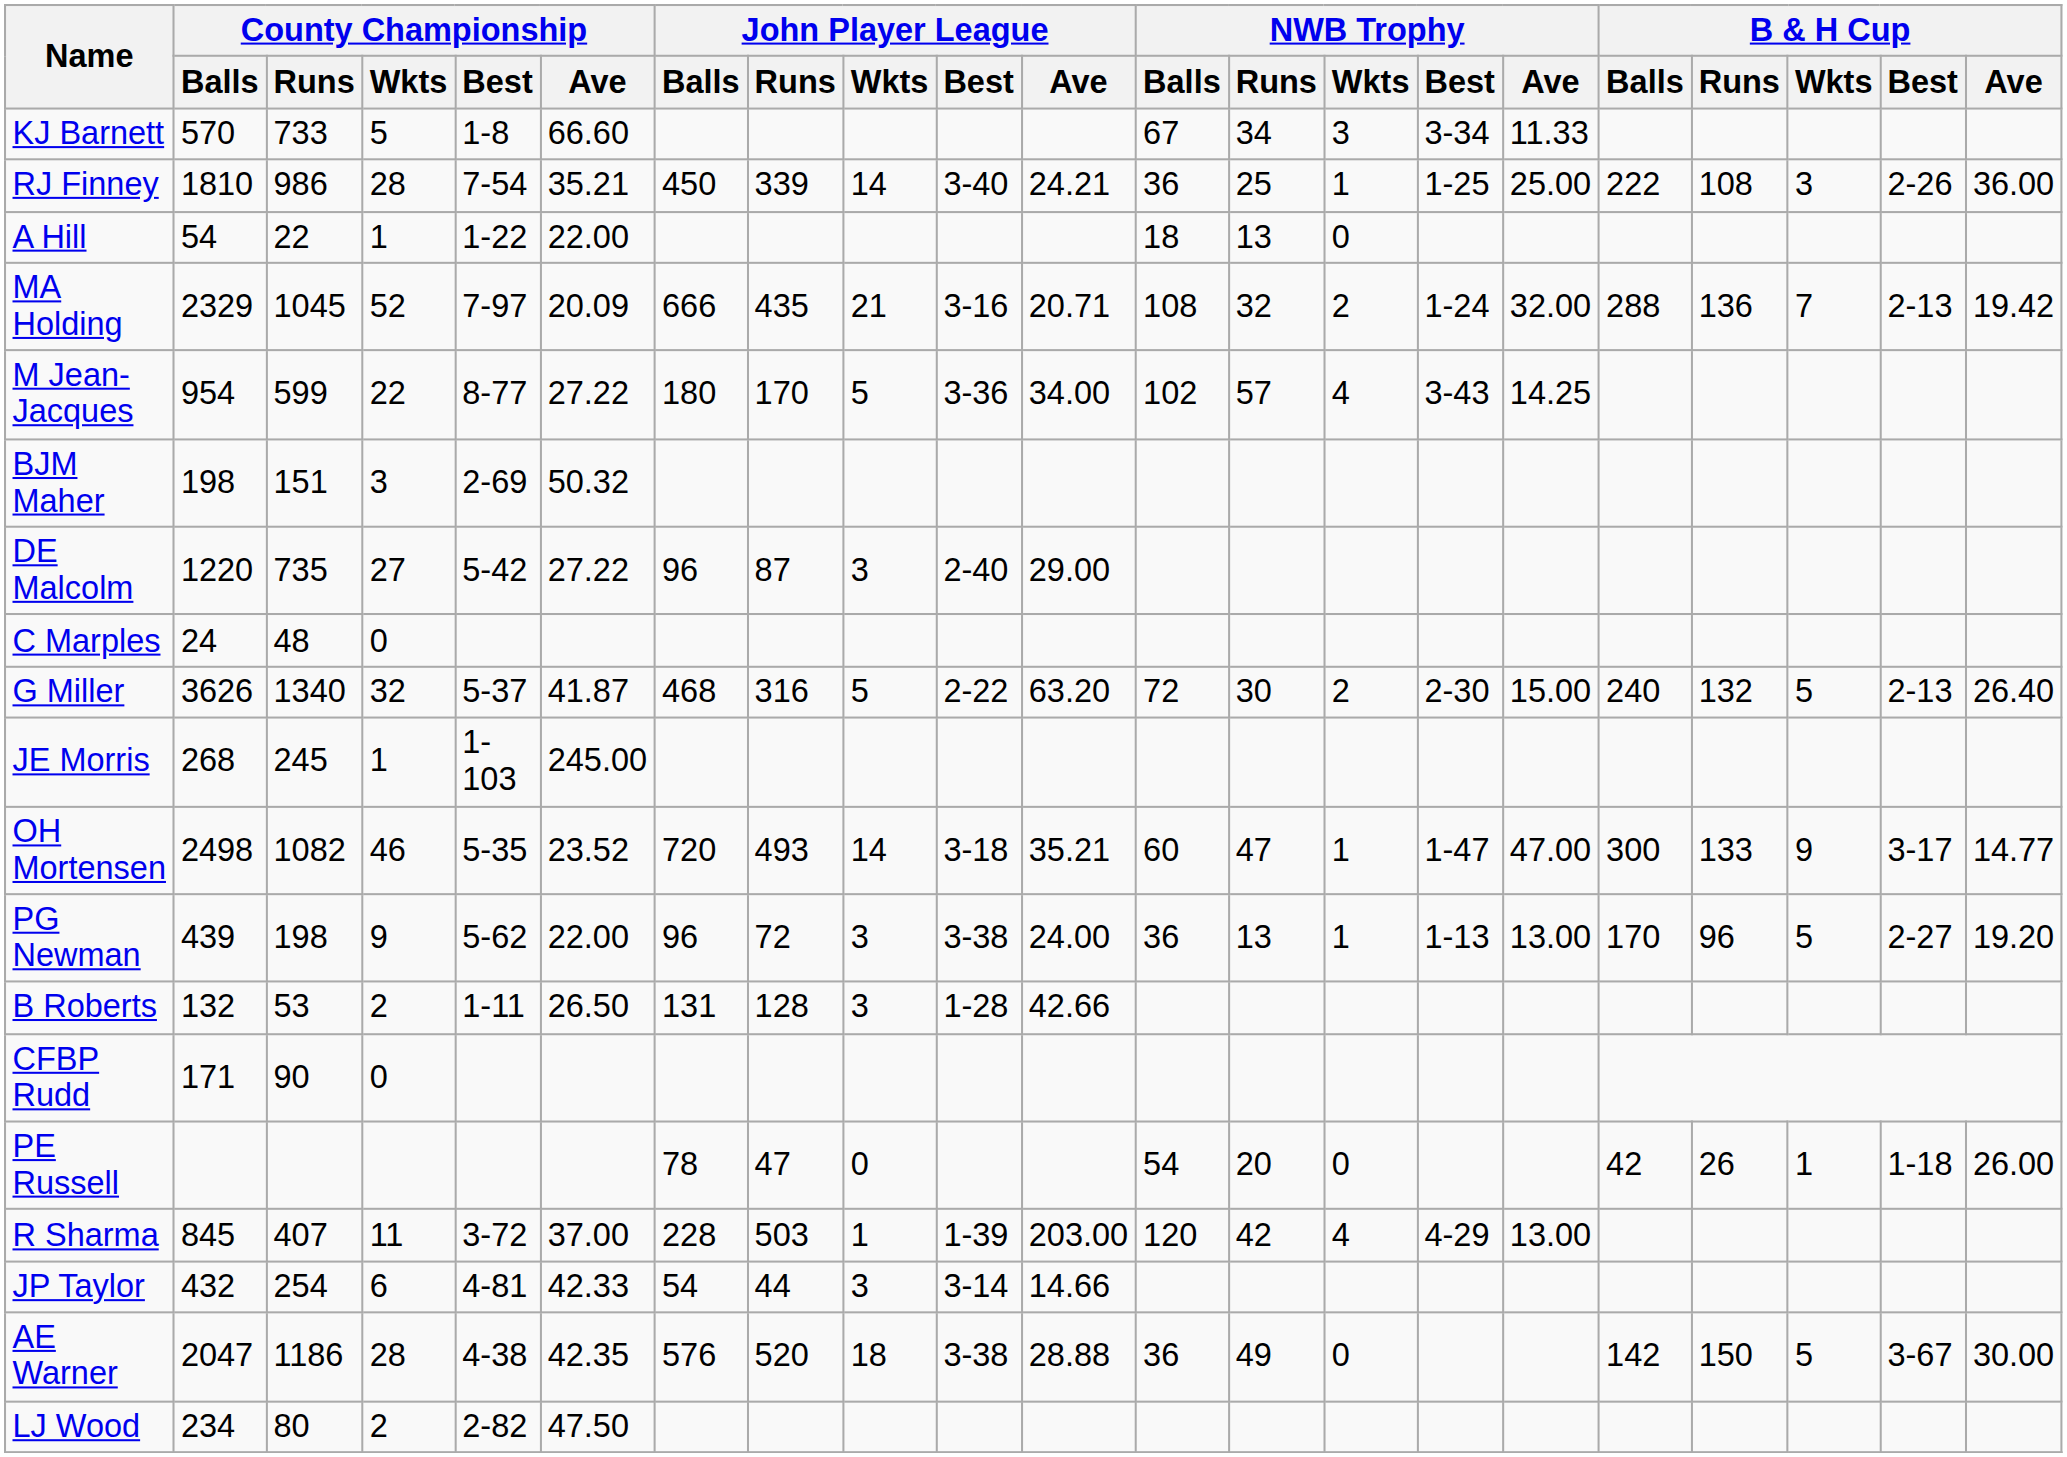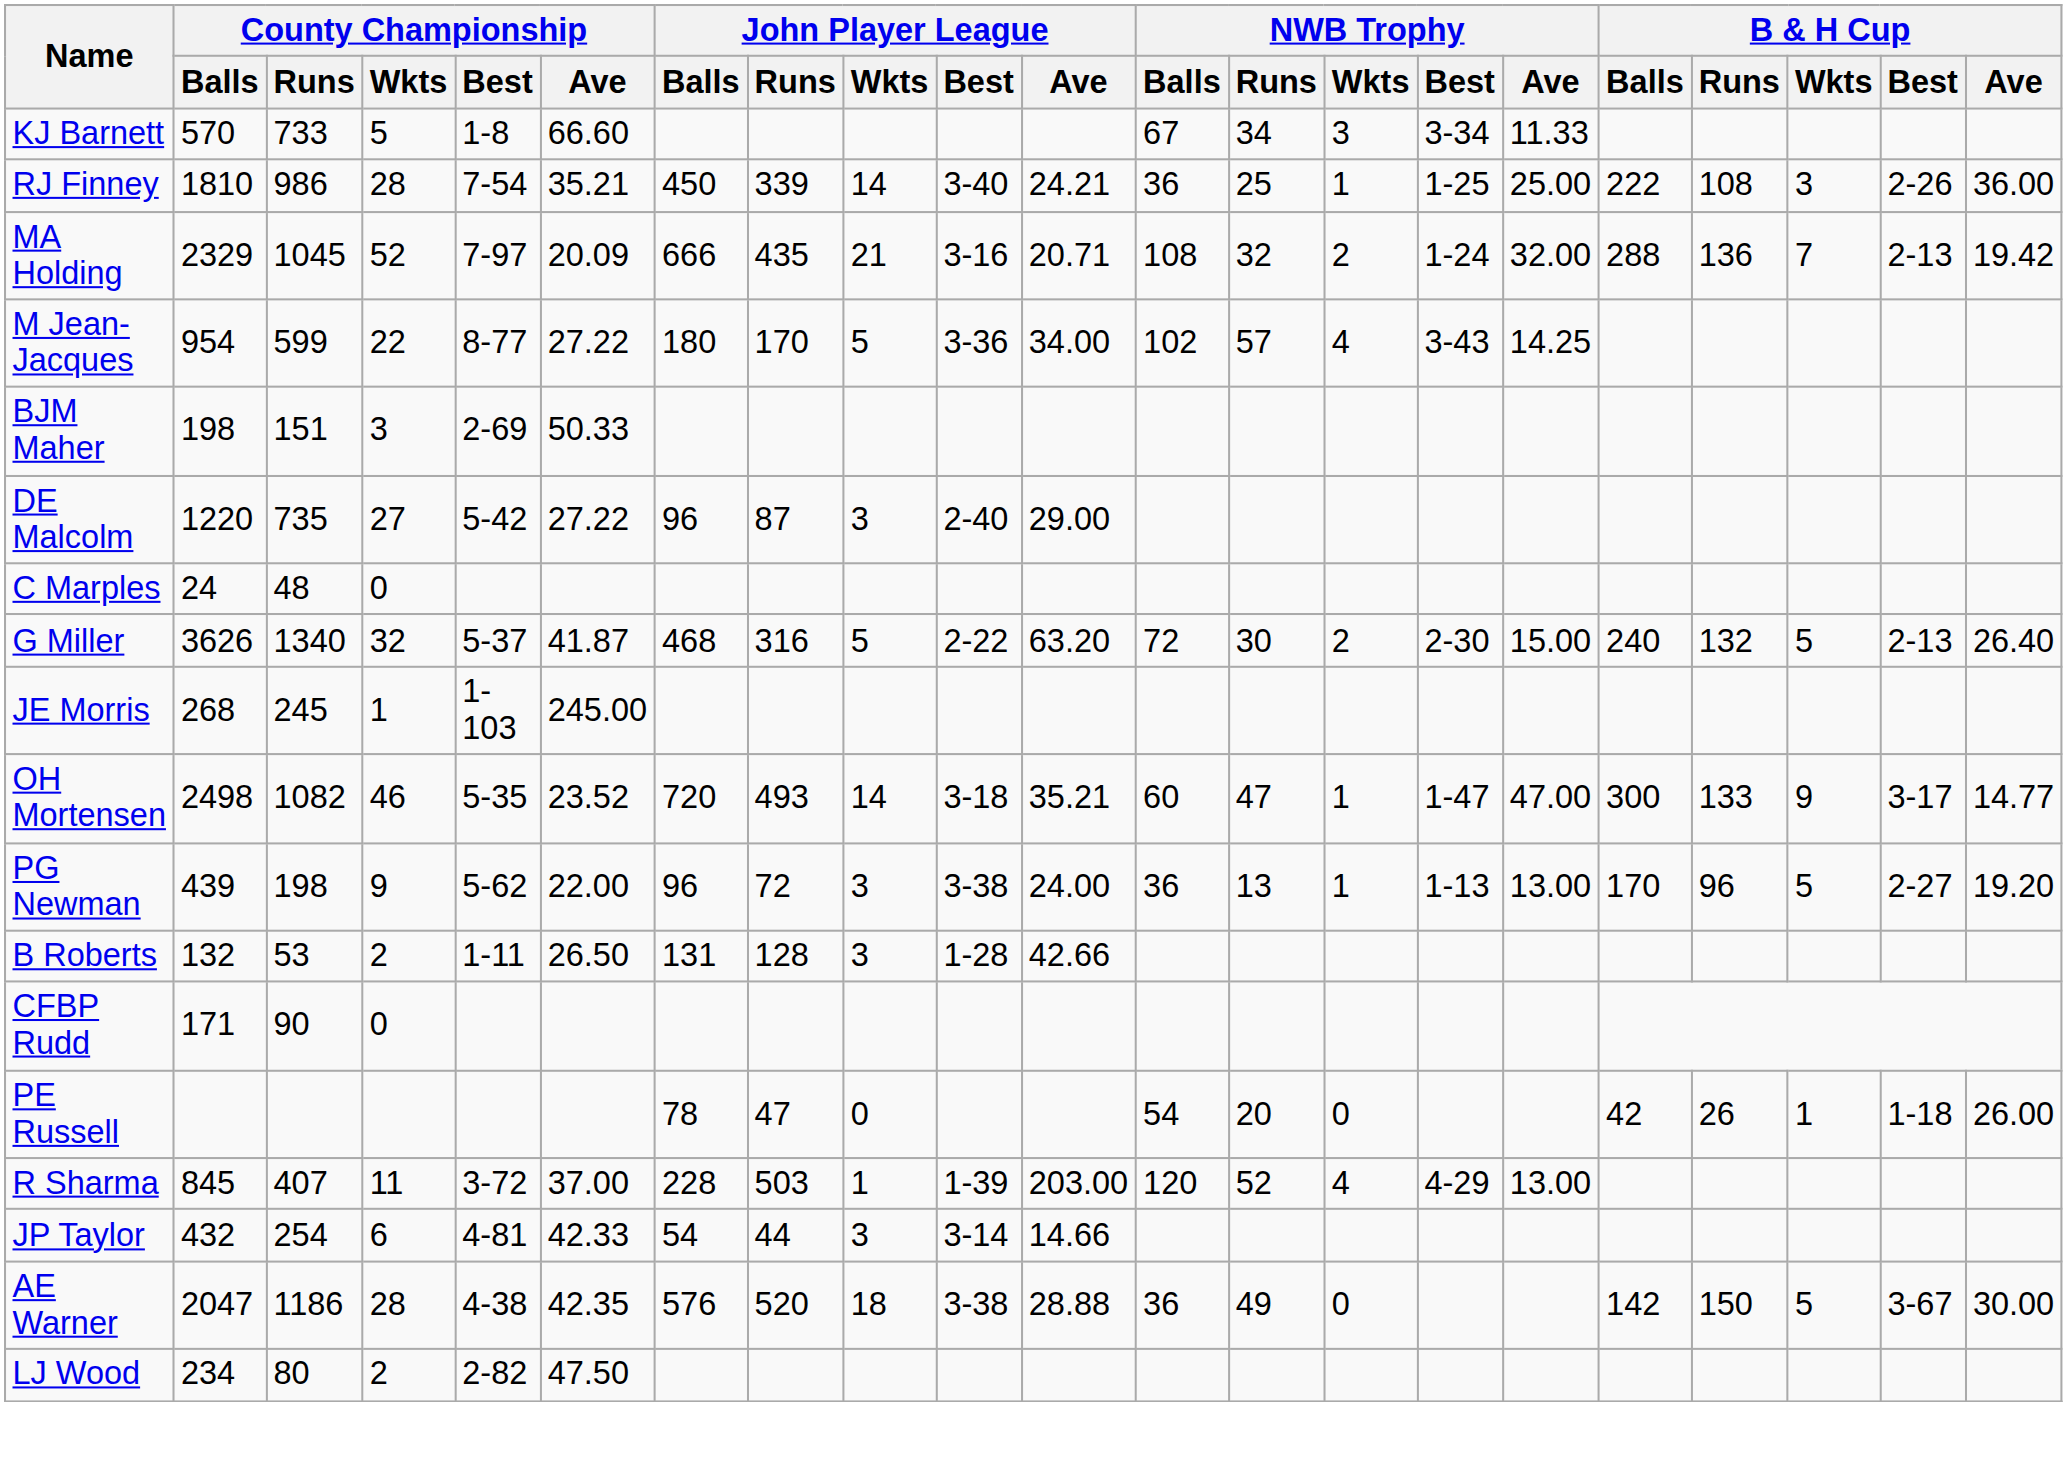- row: (50, 236)
(588, 482) 50.32 -> (588, 430) 50.33
(1254, 1234) 42 -> (1254, 1183) 52
